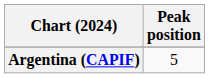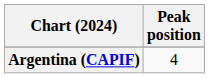(174, 60) 5 -> (174, 60) 4
